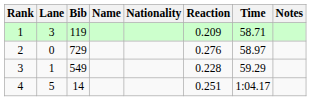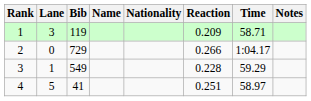(208, 50) 0.276 -> (208, 50) 0.266
(253, 50) 58.97 -> (253, 50) 1:04.17
(78, 86) 14 -> (78, 86) 41
(253, 86) 1:04.17 -> (253, 86) 58.97
